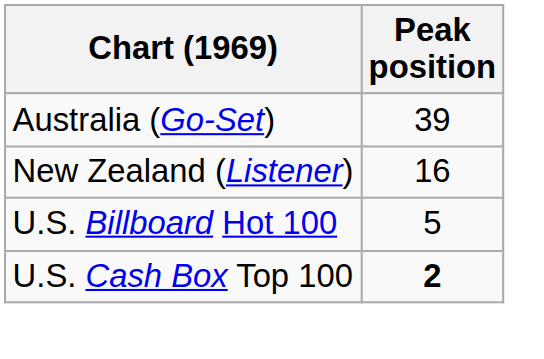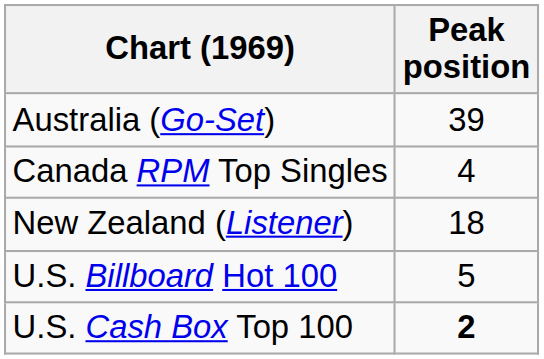+ row: (200, 171)
(432, 171) 16 -> (466, 223) 18
